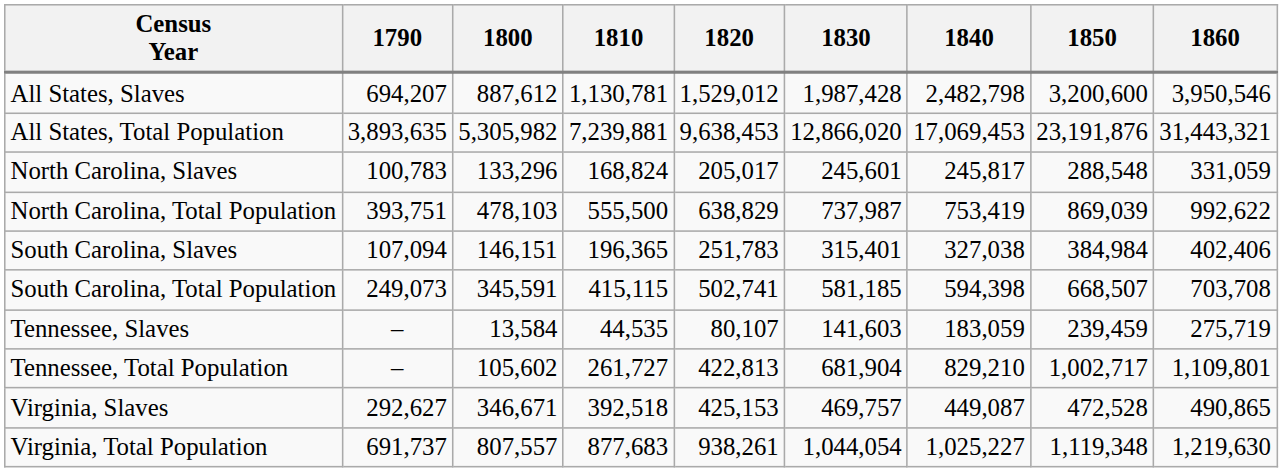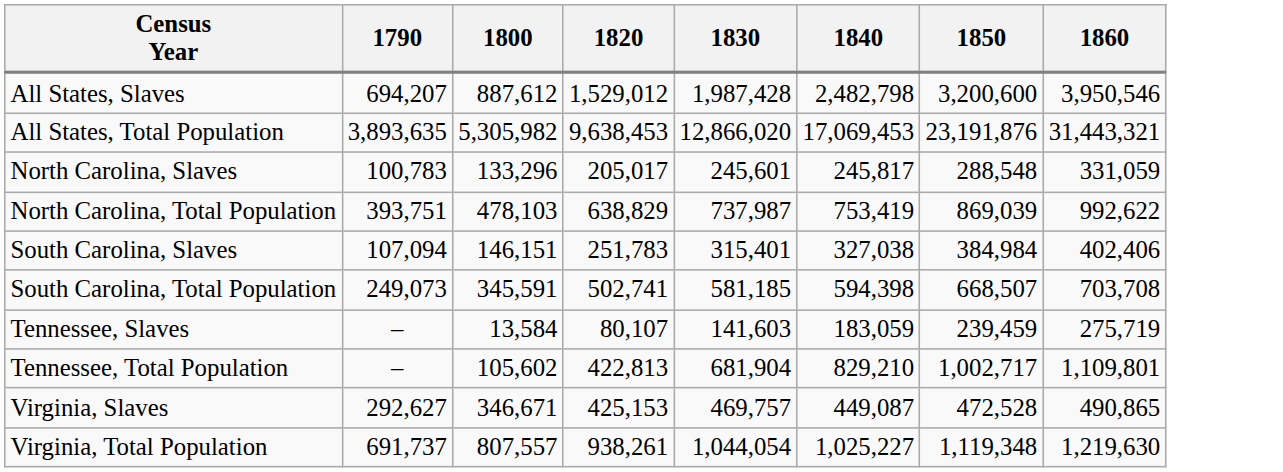- column: (619, 38)
